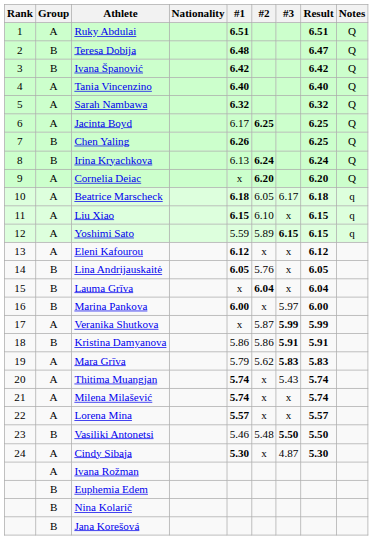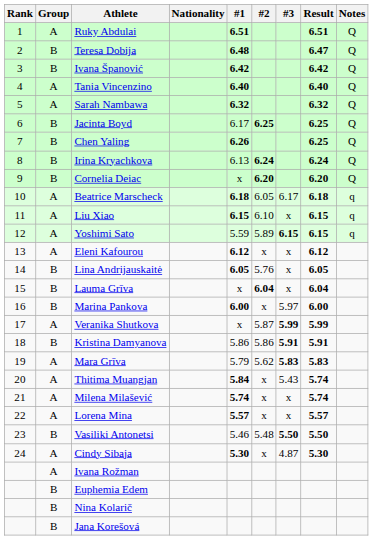(54, 123) A -> (54, 123) B
(54, 178) A -> (54, 178) B
(239, 379) 5.74 -> (239, 379) 5.84
